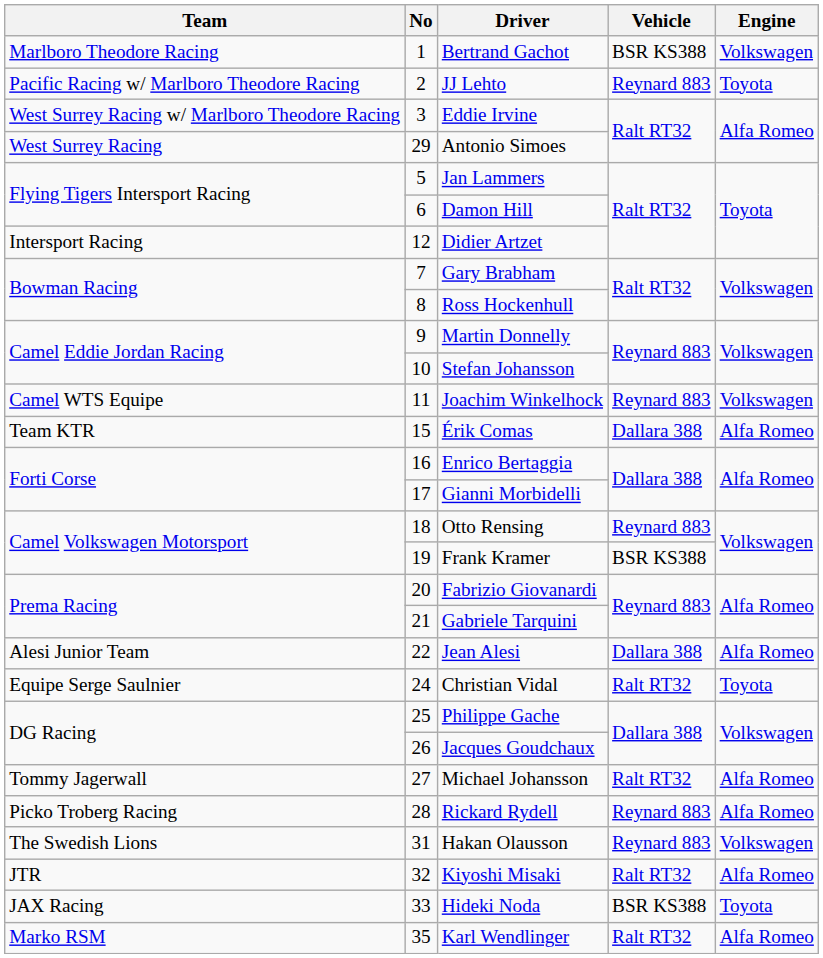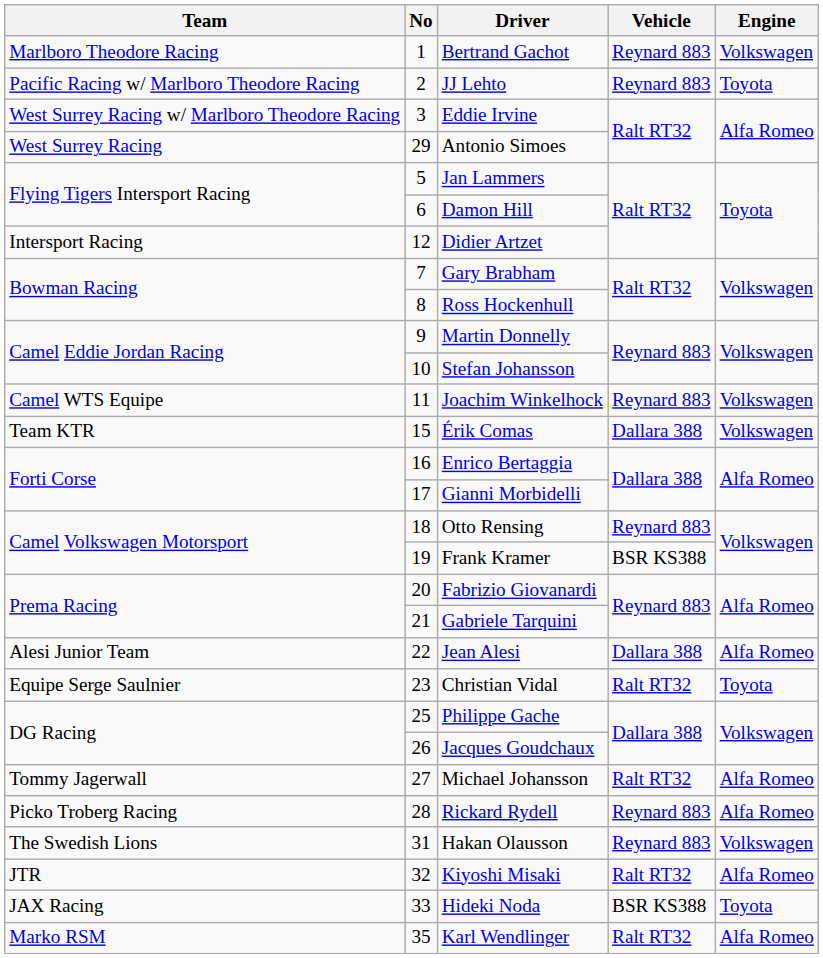(659, 51) BSR KS388 -> (661, 51) Reynard 883
(767, 431) Alfa Romeo -> (766, 431) Volkswagen
(421, 684) 24 -> (421, 684) 23
